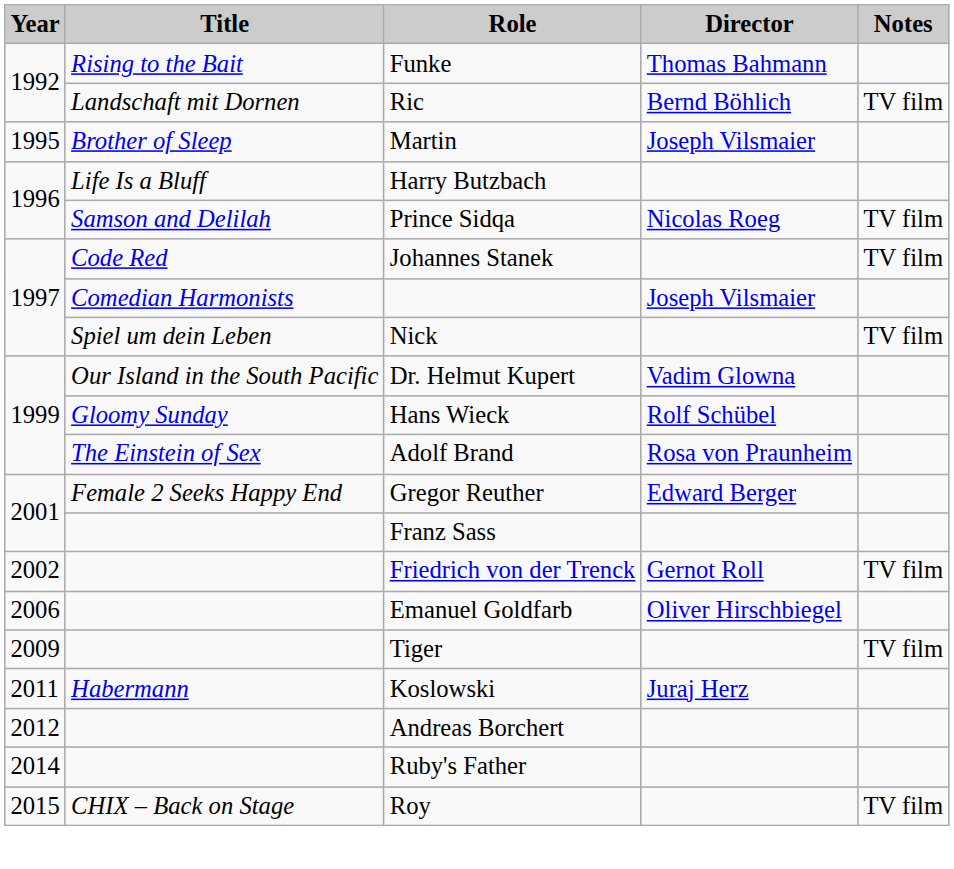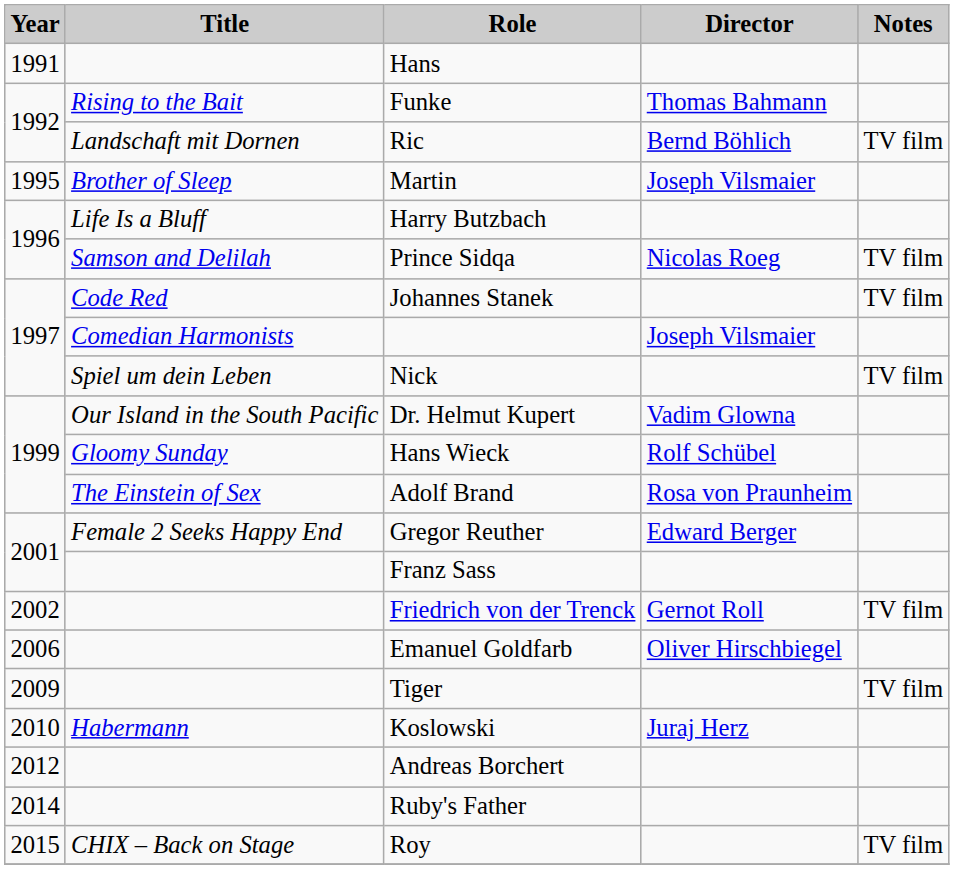+ row: (225, 63)
(35, 688) 2011 -> (35, 727) 2010
